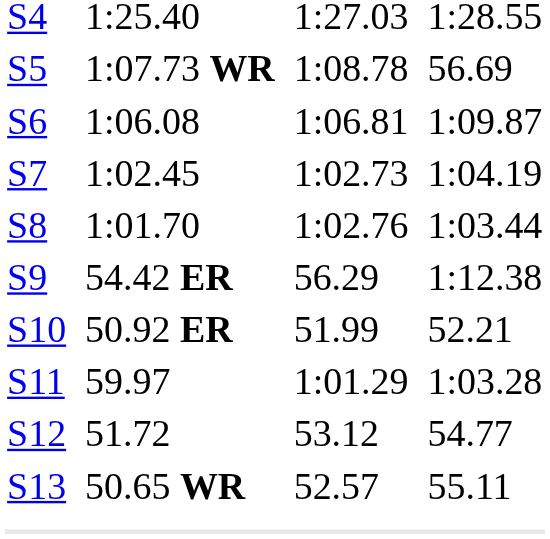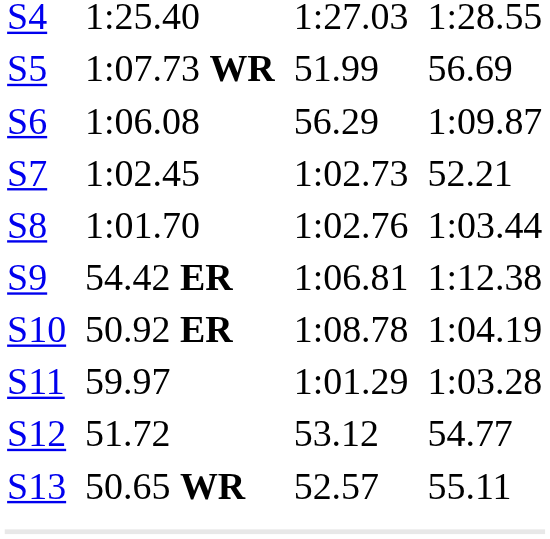(351, 68) 1:08.78 -> (336, 68) 51.99
(351, 121) 1:06.81 -> (336, 121) 56.29
(485, 173) 1:04.19 -> (470, 173) 52.21
(336, 277) 56.29 -> (351, 277) 1:06.81
(336, 329) 51.99 -> (351, 329) 1:08.78
(470, 329) 52.21 -> (485, 329) 1:04.19
